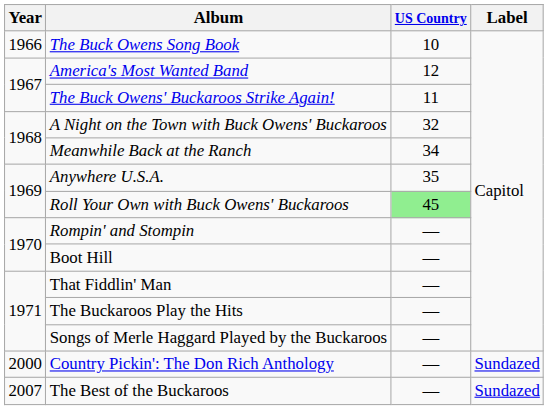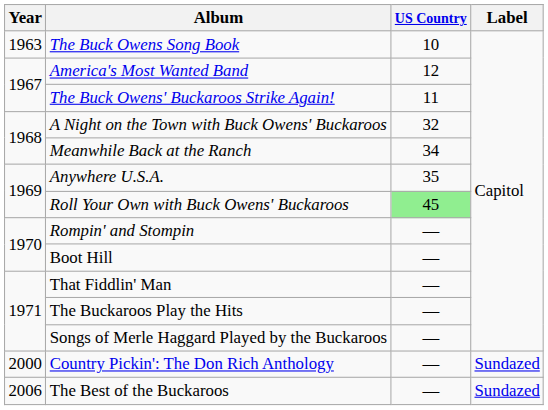(25, 44) 1966 -> (25, 44) 1963
(25, 390) 2007 -> (25, 390) 2006
